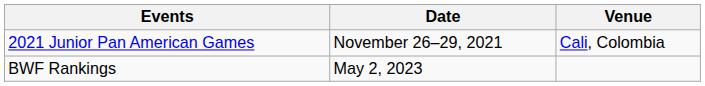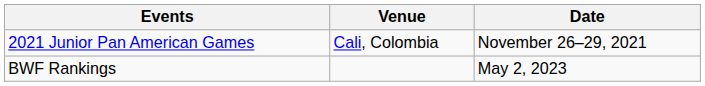columns swapped: (443, 17) <-> (628, 17)
